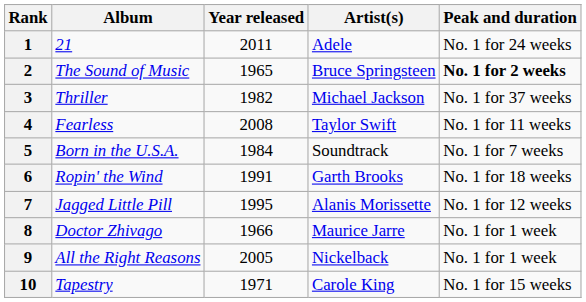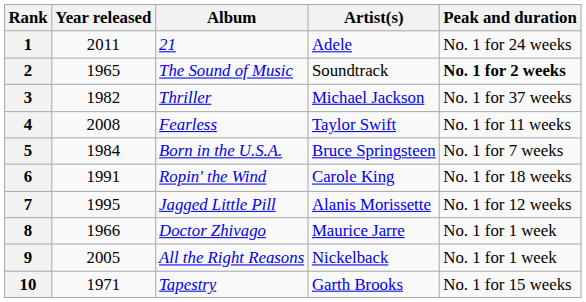columns swapped: (128, 17) <-> (256, 17)
(374, 71) Bruce Springsteen -> (350, 71) Soundtrack
(350, 151) Soundtrack -> (374, 151) Bruce Springsteen
(357, 177) Garth Brooks -> (353, 177) Carole King
(353, 284) Carole King -> (357, 284) Garth Brooks
